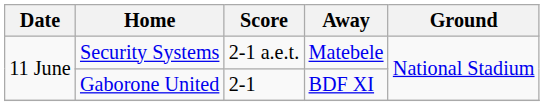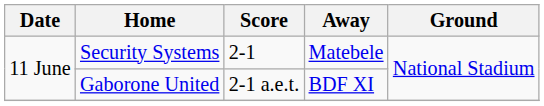(264, 52) 2-1 a.e.t. -> (242, 52) 2-1
(242, 84) 2-1 -> (264, 84) 2-1 a.e.t.
